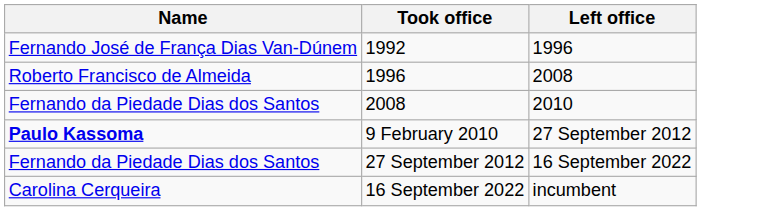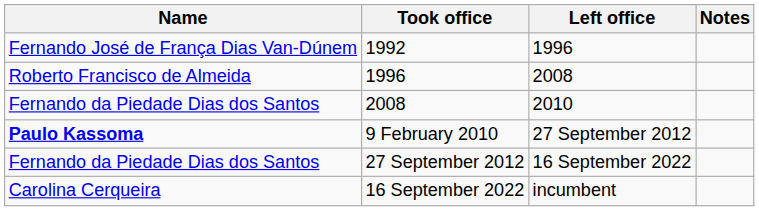+ column: (725, 18)
